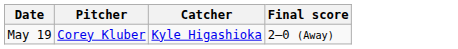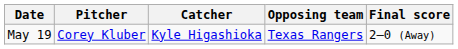+ column: (315, 14)
